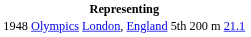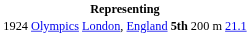(16, 26) 1948 -> (16, 26) 1924
(179, 26) normal -> (179, 26) bold
